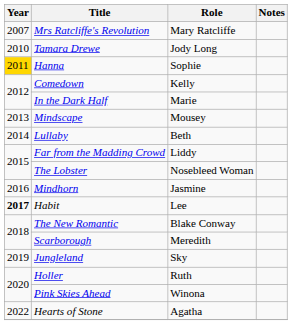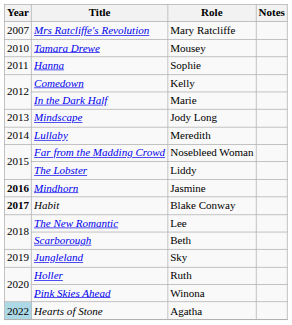(194, 48) Jody Long -> (188, 48) Mousey
(18, 65) gold background -> (18, 65) no background
(188, 118) Mousey -> (194, 118) Jody Long
(181, 135) Beth -> (190, 135) Meredith
(183, 153) Liddy -> (212, 153) Nosebleed Woman
(212, 170) Nosebleed Woman -> (183, 170) Liddy
(18, 188) normal -> (18, 188) bold
(178, 205) Lee -> (203, 205) Blake Conway
(203, 223) Blake Conway -> (178, 223) Lee
(190, 240) Meredith -> (181, 240) Beth
(18, 310) no background -> (18, 310) lightblue background
